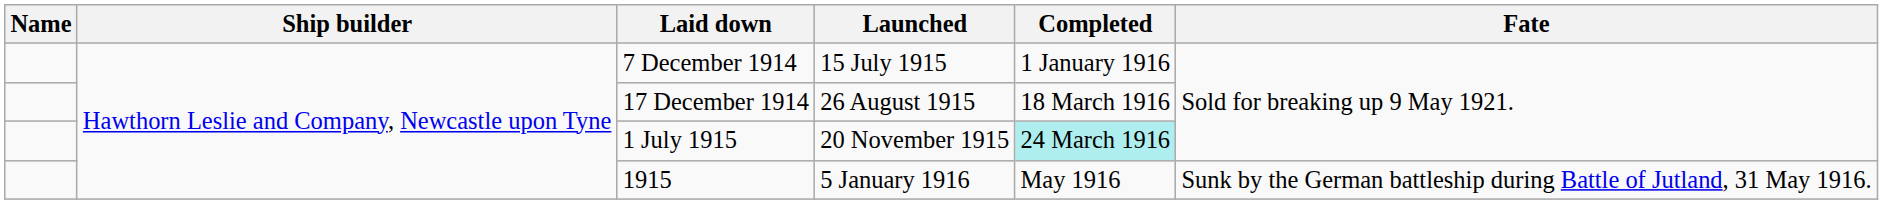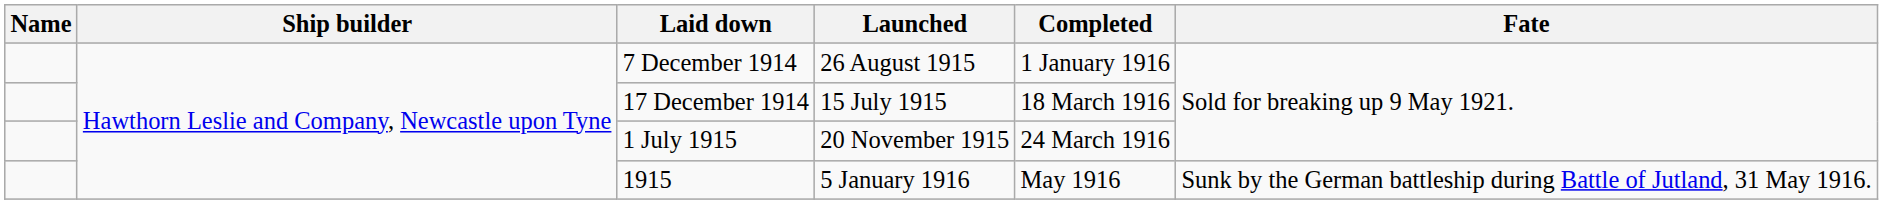(883, 62) 15 July 1915 -> (898, 62) 26 August 1915
(898, 101) 26 August 1915 -> (883, 101) 15 July 1915
(1095, 140) paleturquoise background -> (1095, 140) no background
